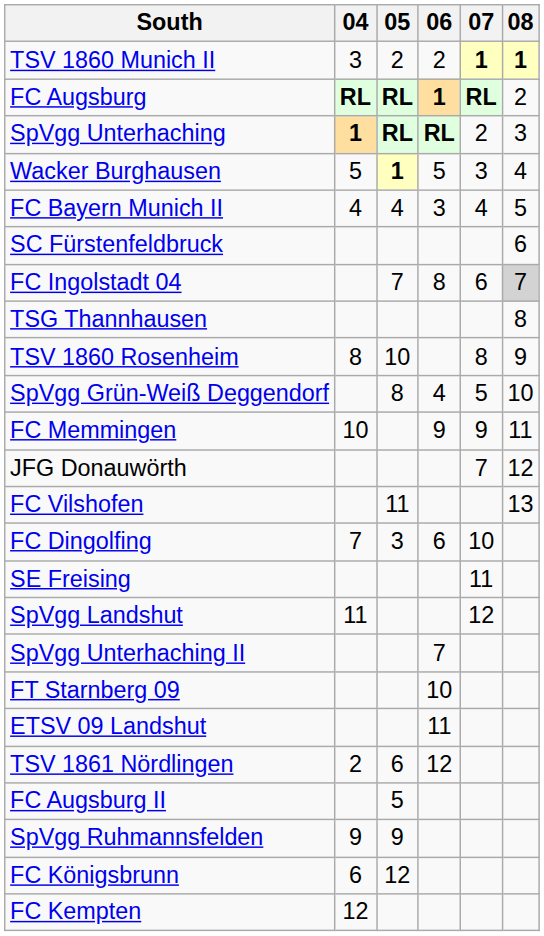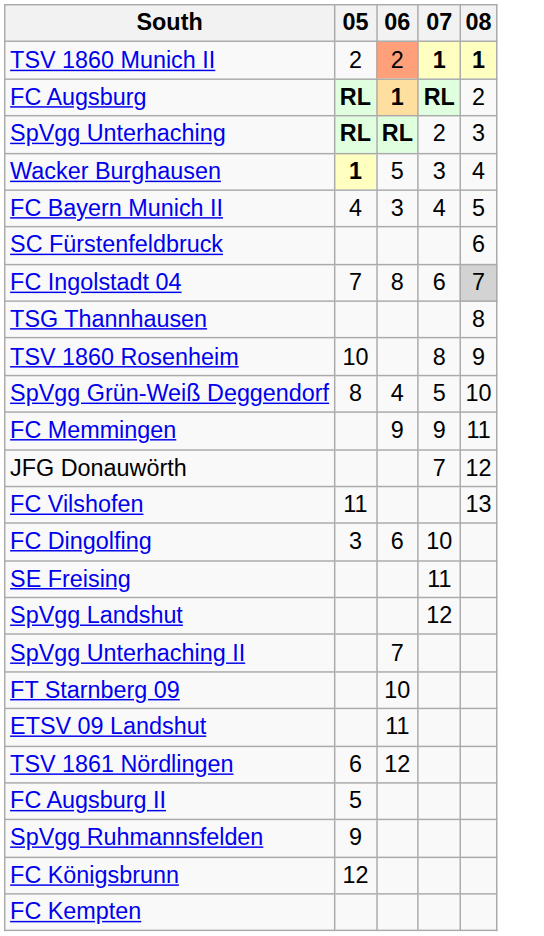- column: (355, 23)
(439, 60) no background -> (397, 60) lightsalmon background
